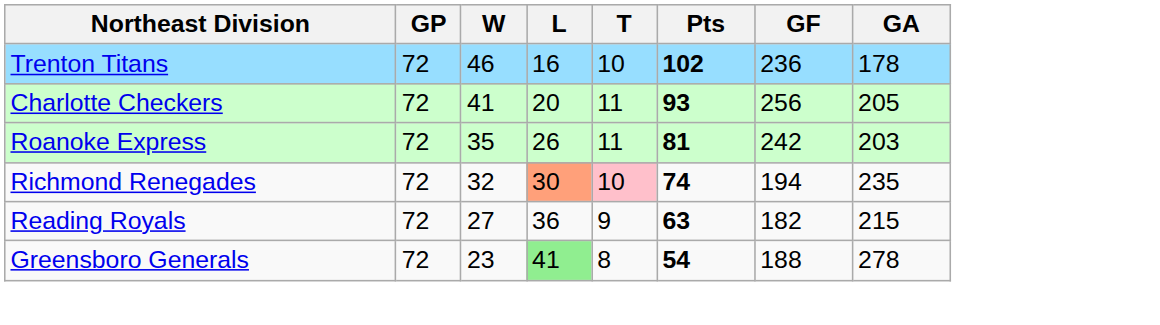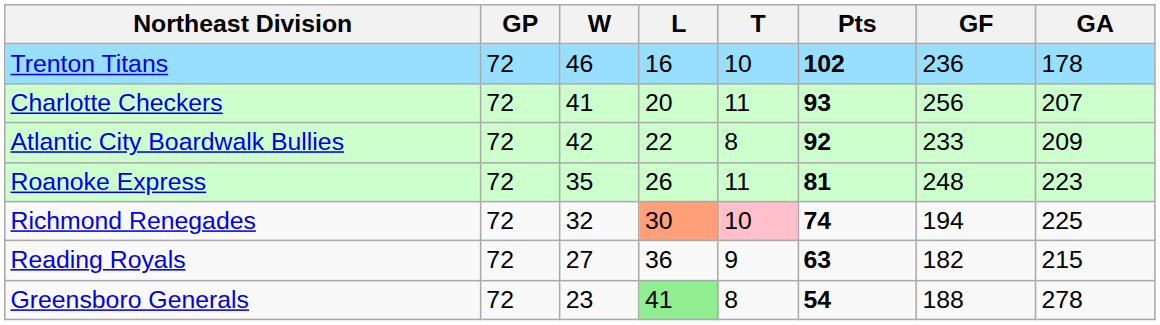(879, 102) 205 -> (1062, 102) 207
+ row: (177, 142)
(781, 142) 242 -> (943, 181) 248
(879, 142) 203 -> (1062, 181) 223
(879, 181) 235 -> (1062, 220) 225
